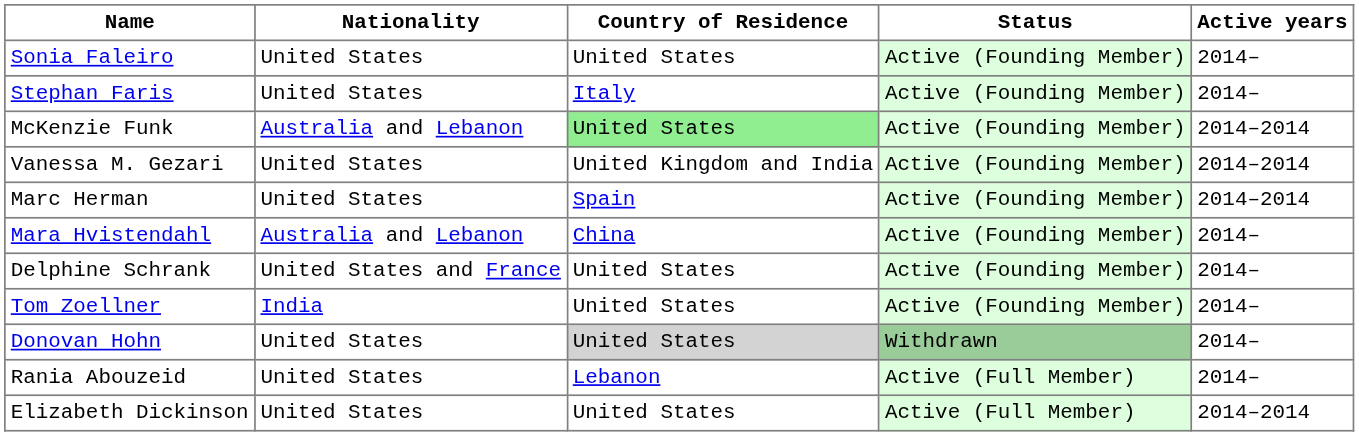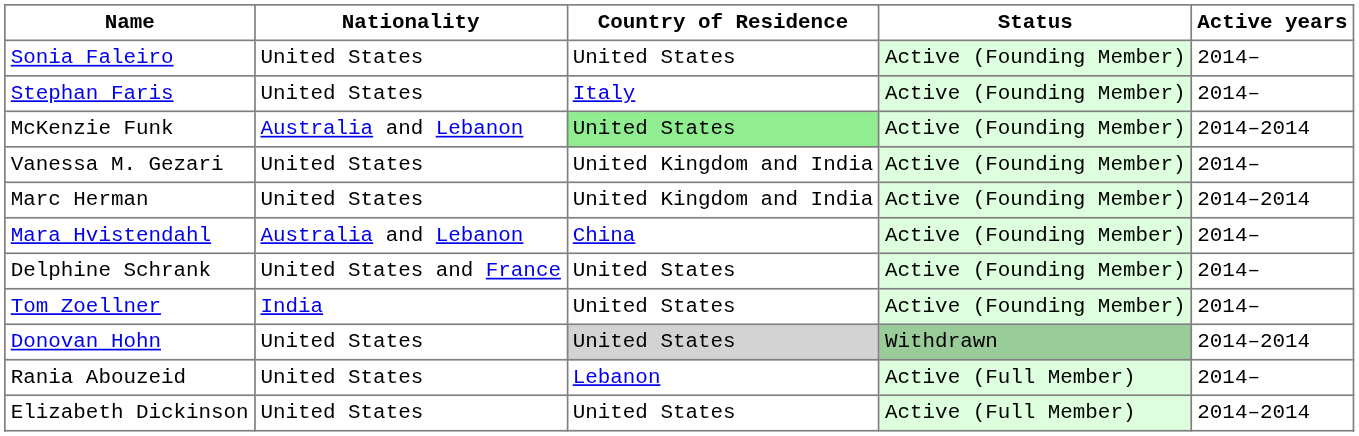(1254, 165) 2014–2014 -> (1229, 165) 2014–
(604, 200) Spain -> (723, 200) United Kingdom and India
(1229, 342) 2014– -> (1254, 342) 2014–2014
